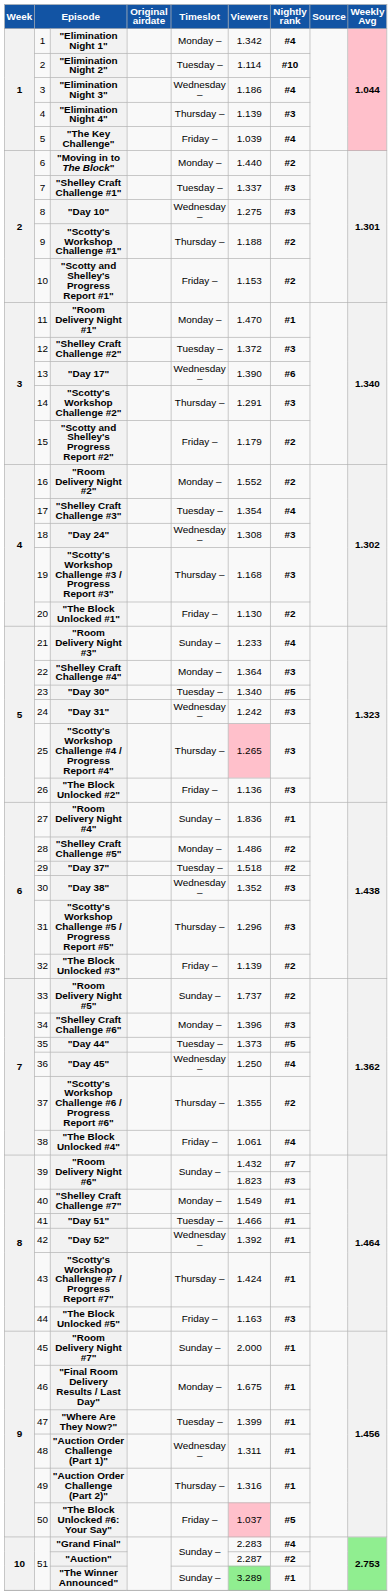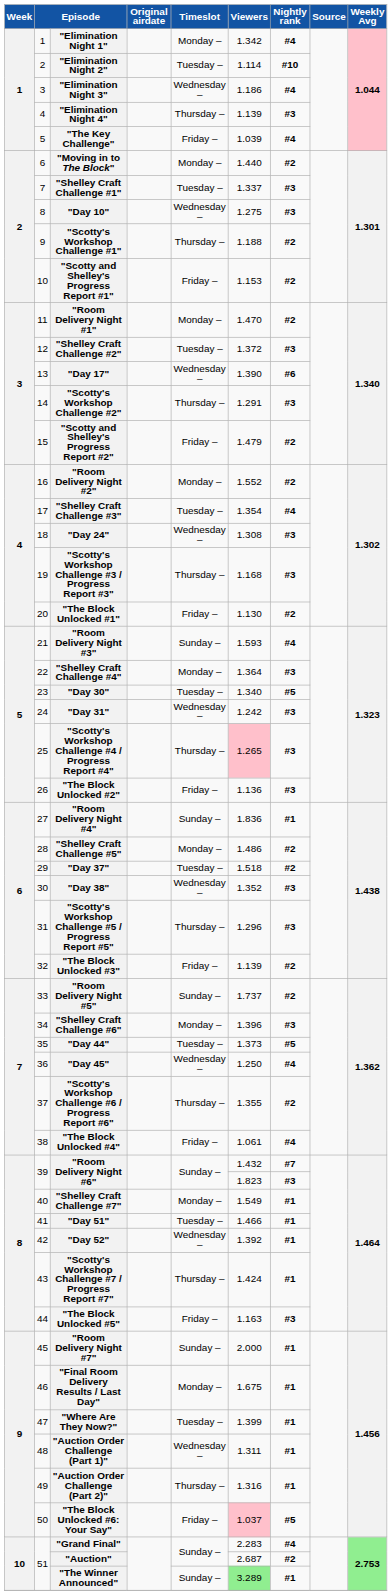(290, 319) #1 -> (290, 319) #2
(249, 442) 1.179 -> (249, 442) 1.479
(249, 643) 1.233 -> (249, 643) 1.593
(249, 1558) 2.287 -> (249, 1558) 2.687
